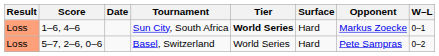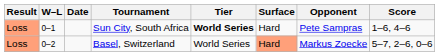columns swapped: (422, 12) <-> (72, 12)
(373, 28) Markus Zoecke -> (331, 28) Pete Sampras
(309, 43) no background -> (269, 43) lightsalmon background
(371, 43) Pete Sampras -> (333, 43) Markus Zoecke
